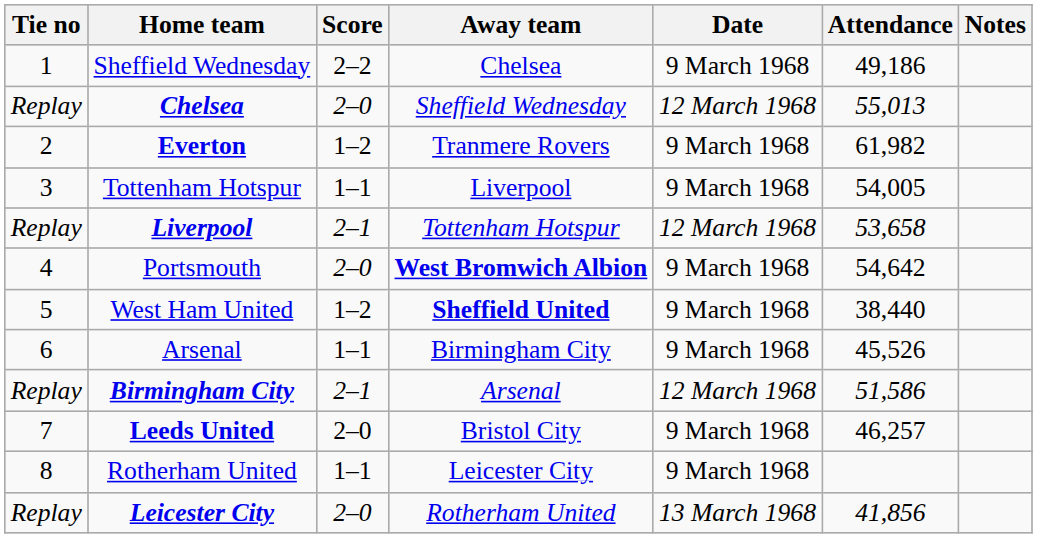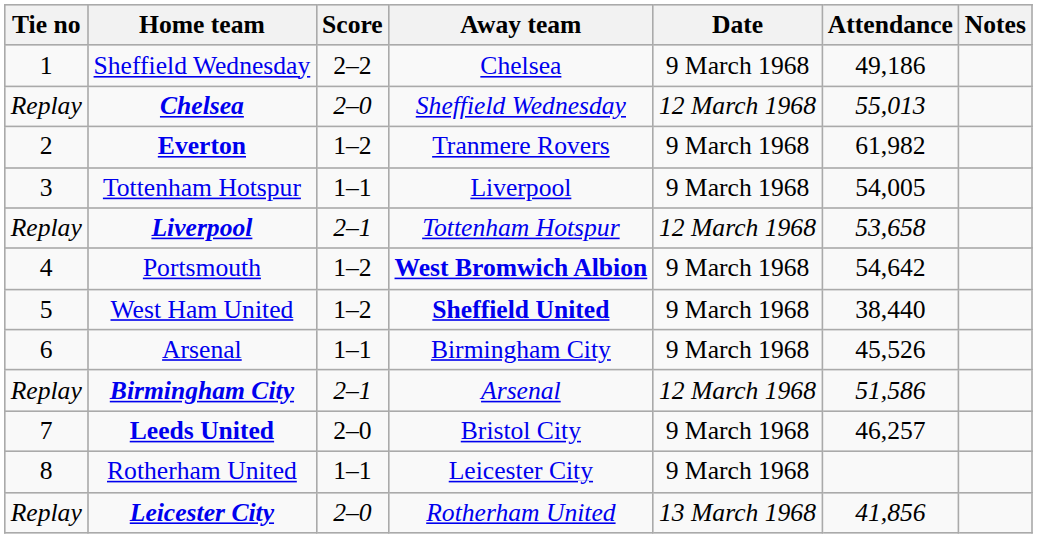(352, 268) 2–0 -> (352, 268) 1–2
